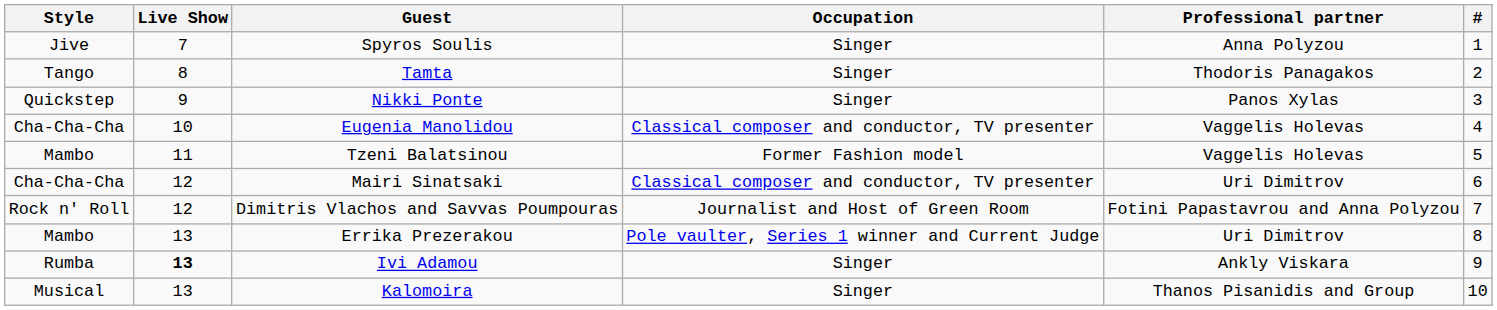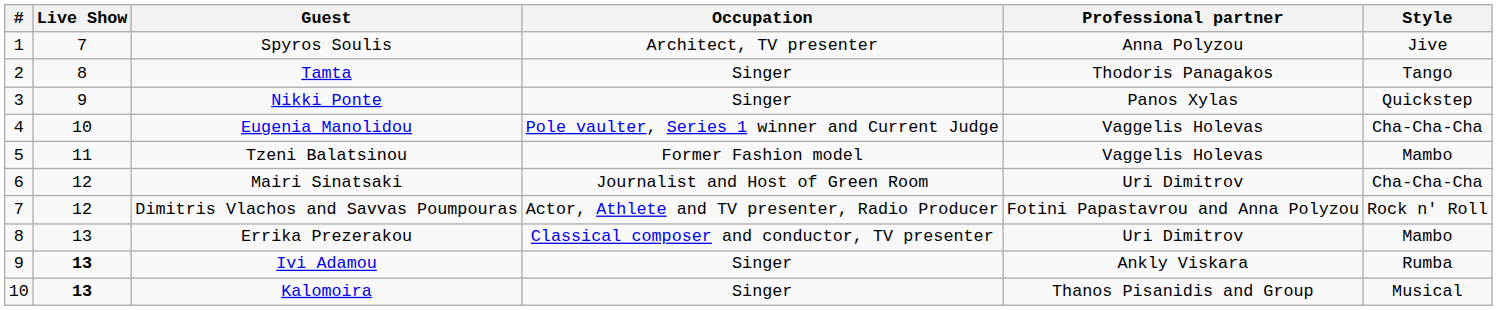columns swapped: (1478, 18) <-> (69, 18)
(863, 46) Singer -> (762, 46) Architect, TV presenter
(863, 128) Classical composer and conductor, TV presenter -> (762, 128) Pole vaulter, Series 1 winner and Current Judge
(863, 182) Classical composer and conductor, TV presenter -> (762, 182) Journalist and Host of Green Room
(863, 210) Journalist and Host of Green Room -> (762, 210) Actor, Athlete and TV presenter, Radio Producer
(863, 237) Pole vaulter, Series 1 winner and Current Judge -> (762, 237) Classical composer and conductor, TV presenter
(183, 292) normal -> (82, 292) bold
